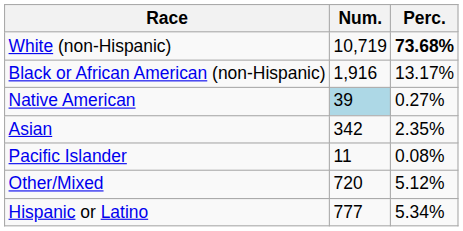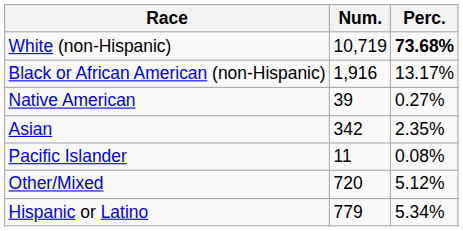(343, 101) lightblue background -> (343, 101) no background
(348, 211) 777 -> (348, 211) 779
